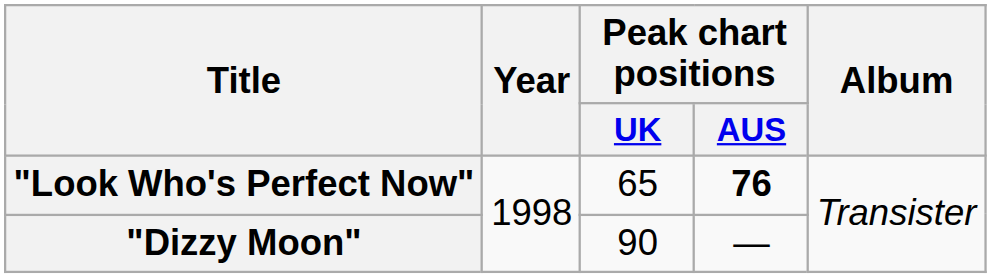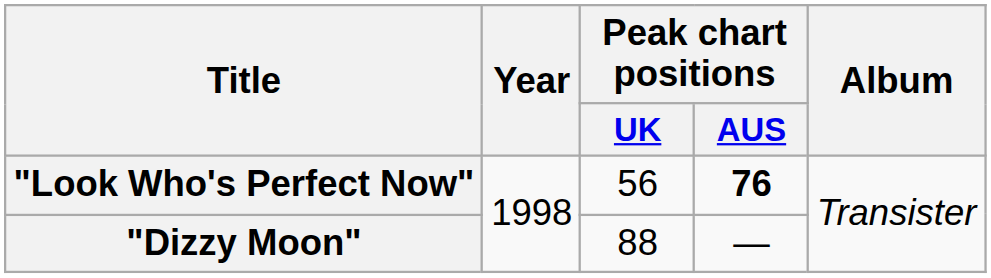(638, 184) 65 -> (638, 184) 56
(638, 242) 90 -> (638, 242) 88
